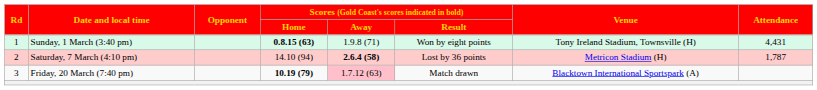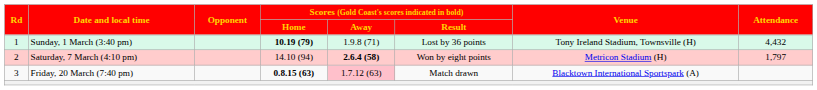(294, 42) 0.8.15 (63) -> (294, 42) 10.19 (79)
(454, 42) Won by eight points -> (454, 42) Lost by 36 points
(776, 42) 4,431 -> (776, 42) 4,432
(454, 58) Lost by 36 points -> (454, 58) Won by eight points
(776, 58) 1,787 -> (776, 58) 1,797
(294, 73) 10.19 (79) -> (294, 73) 0.8.15 (63)
